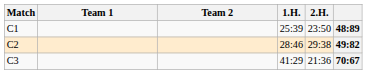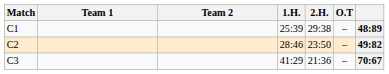+ column: (344, 12)
(319, 28) 23:50 -> (319, 28) 29:38
(319, 45) 29:38 -> (319, 45) 23:50
